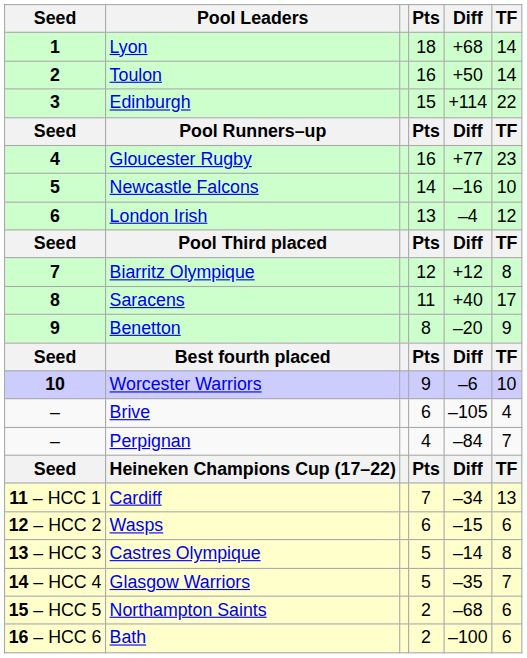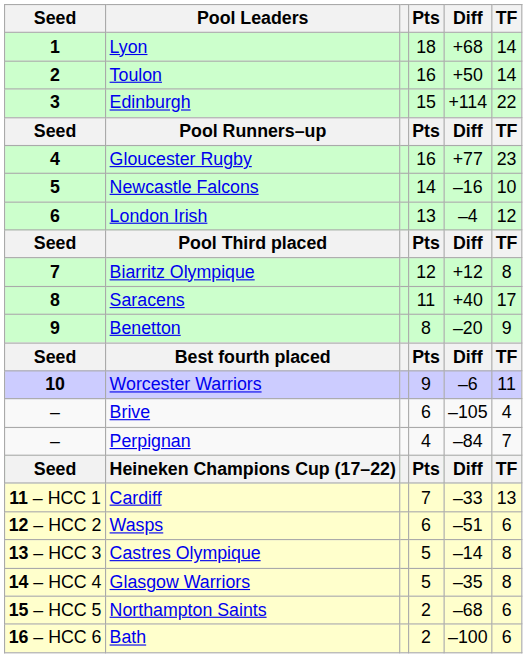(507, 384) 10 -> (507, 384) 11
(468, 497) –34 -> (468, 497) –33
(468, 525) –15 -> (468, 525) –51
(507, 581) 7 -> (507, 581) 8
